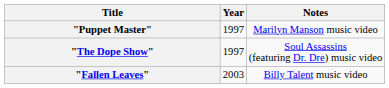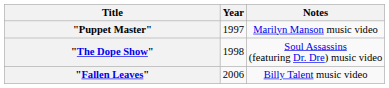(233, 52) 1997 -> (233, 52) 1998
(233, 74) 2003 -> (233, 74) 2006
